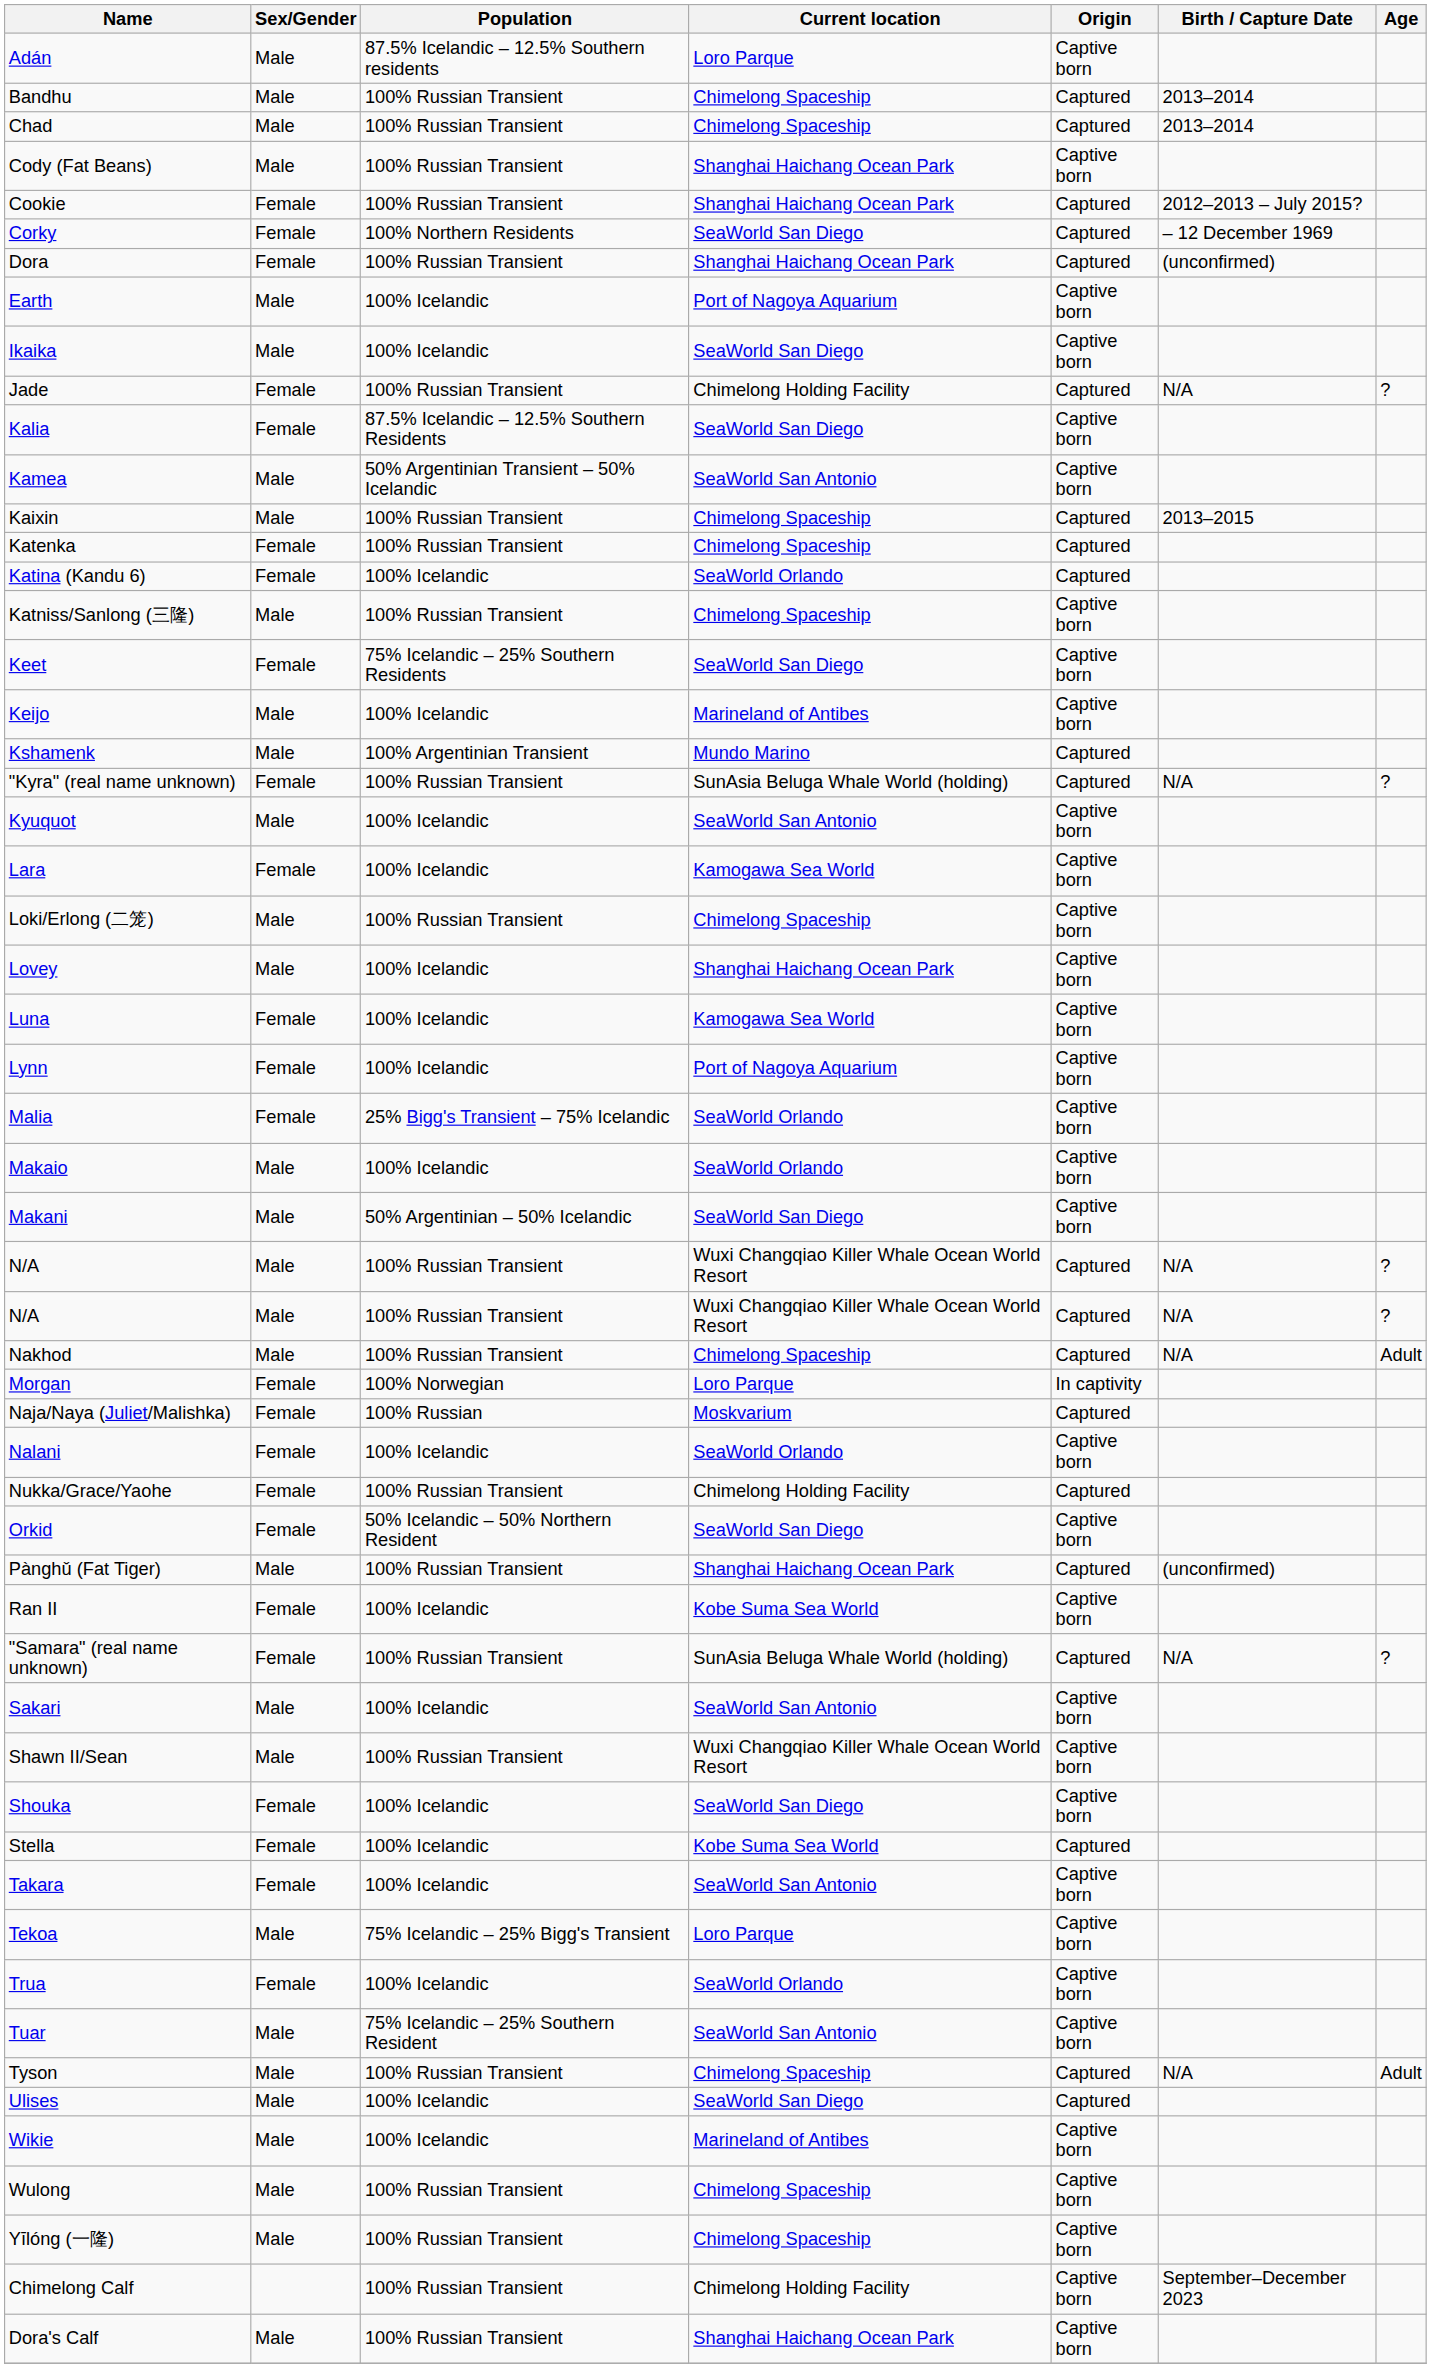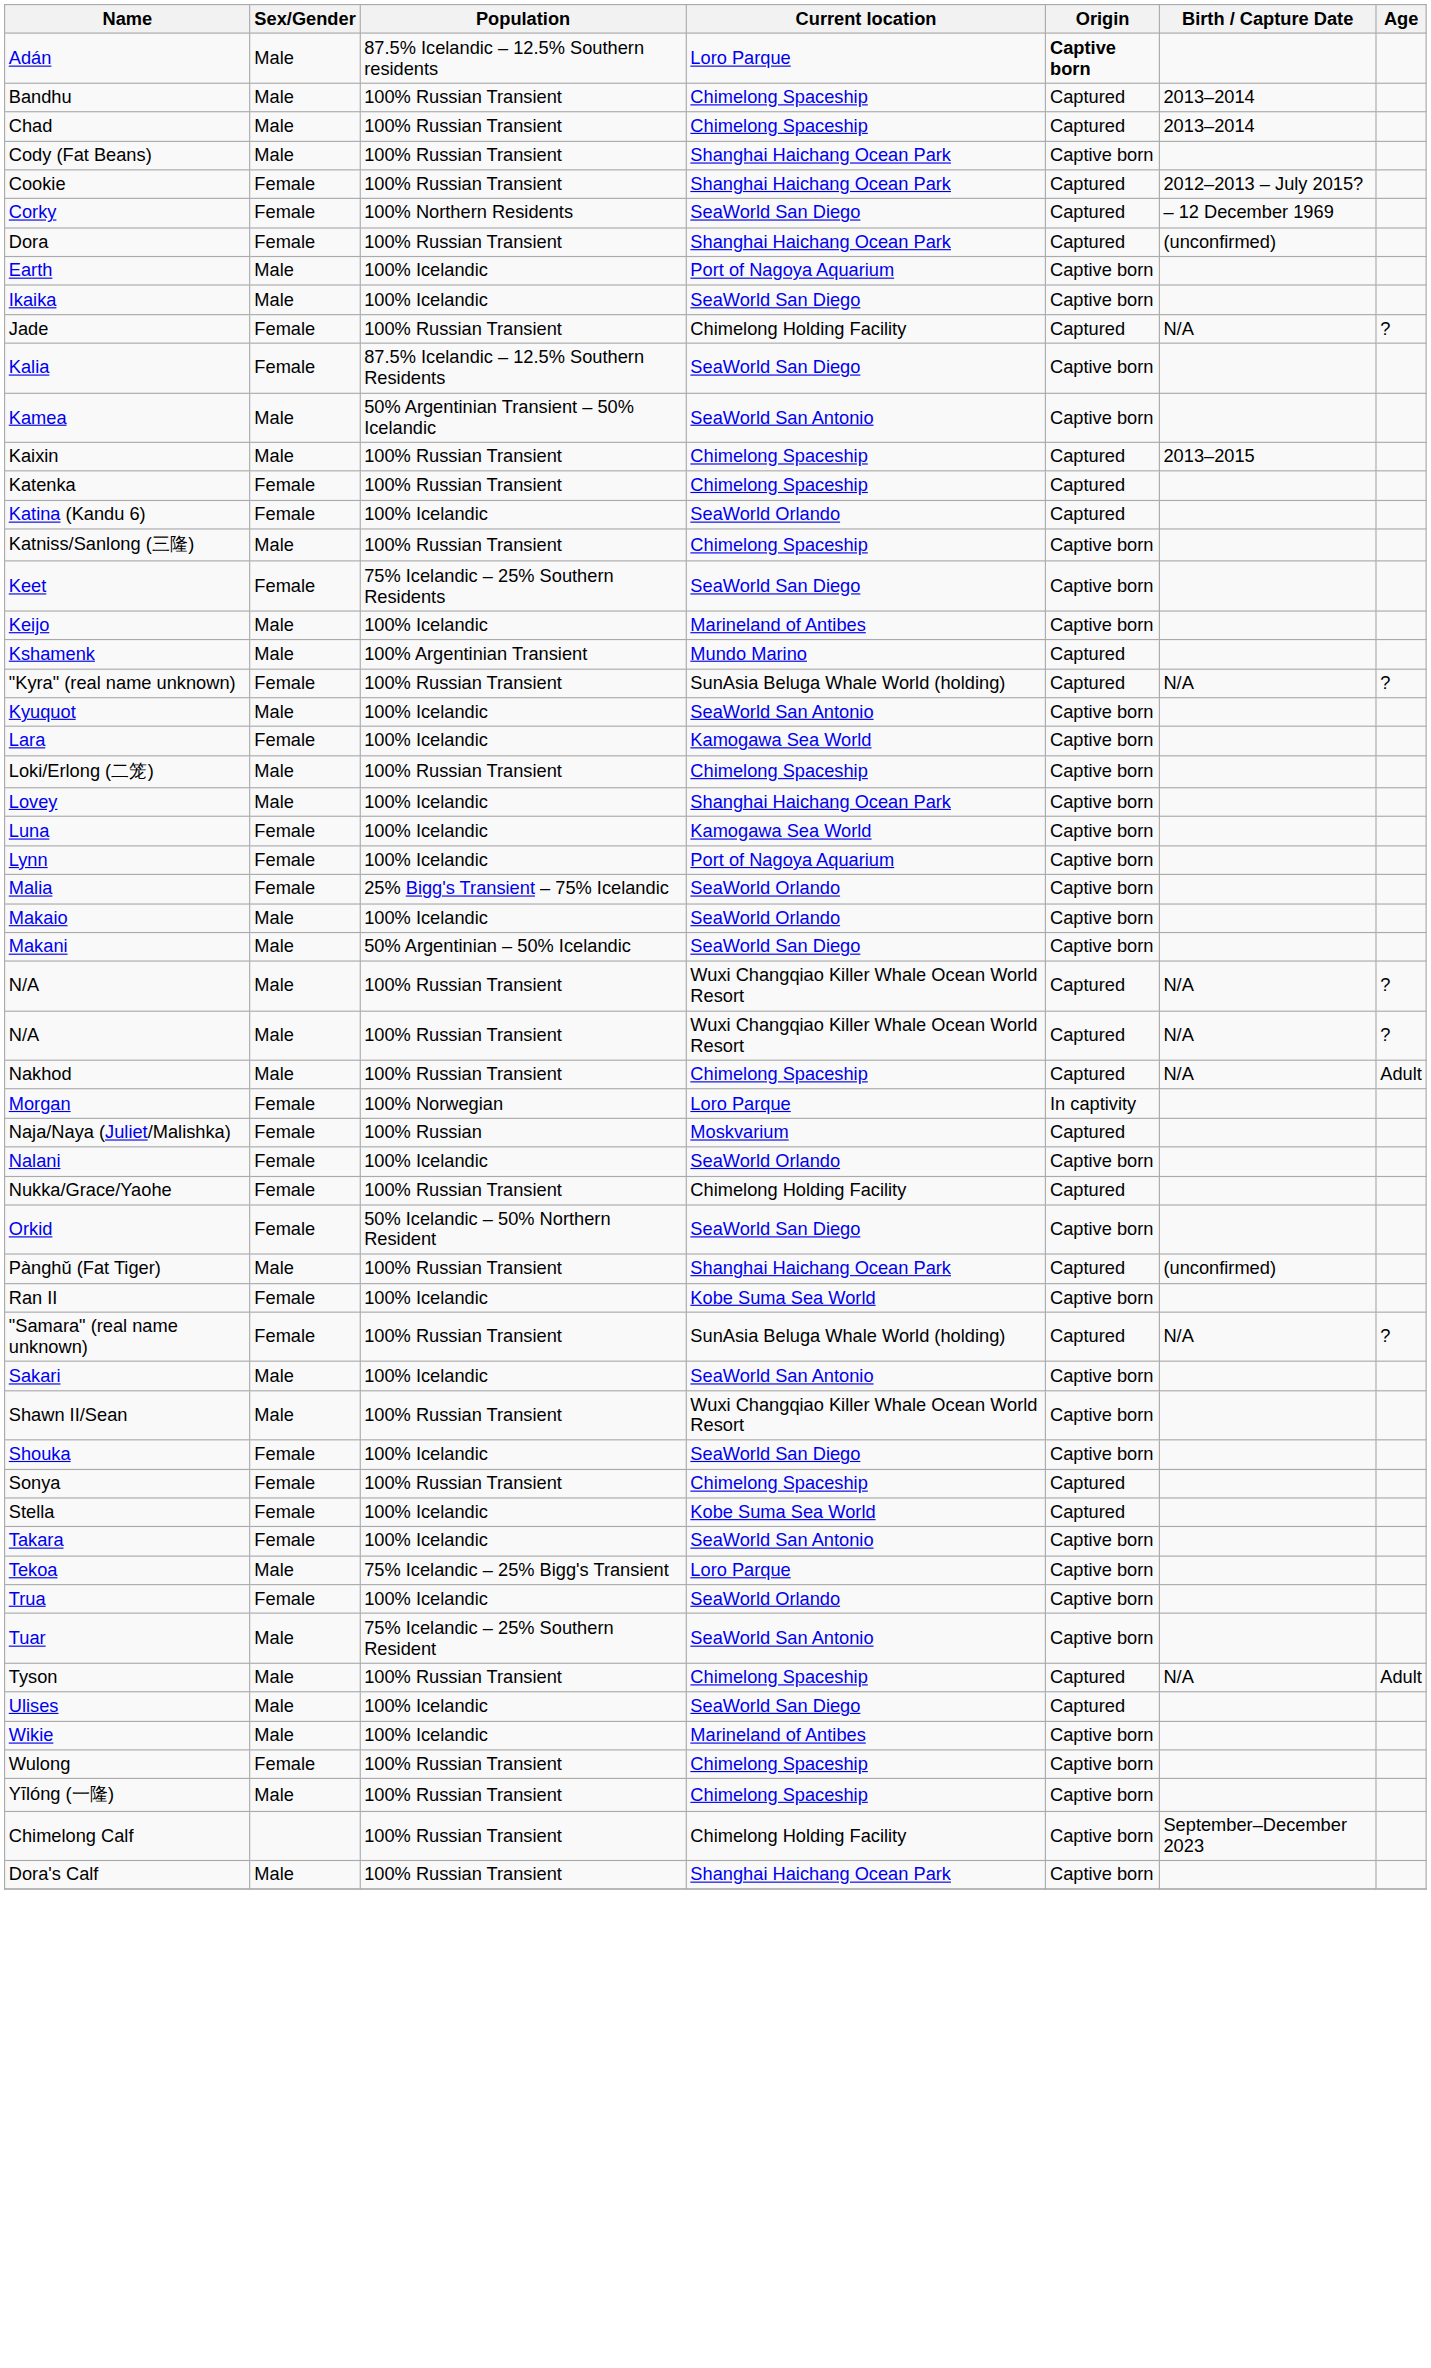(1086, 58) normal -> (1083, 58) bold
+ row: (35, 1483)
(275, 2190) Male -> (285, 1764) Female
